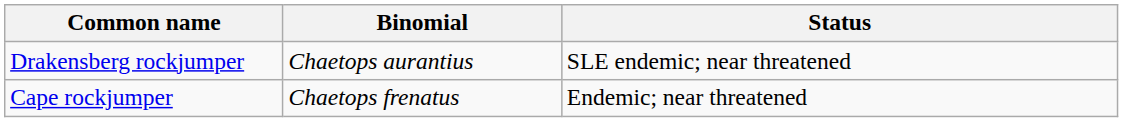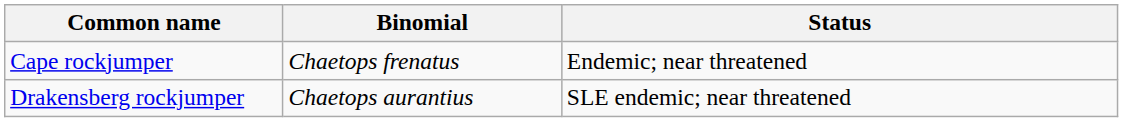rows swapped: (91, 97) <-> (127, 60)
